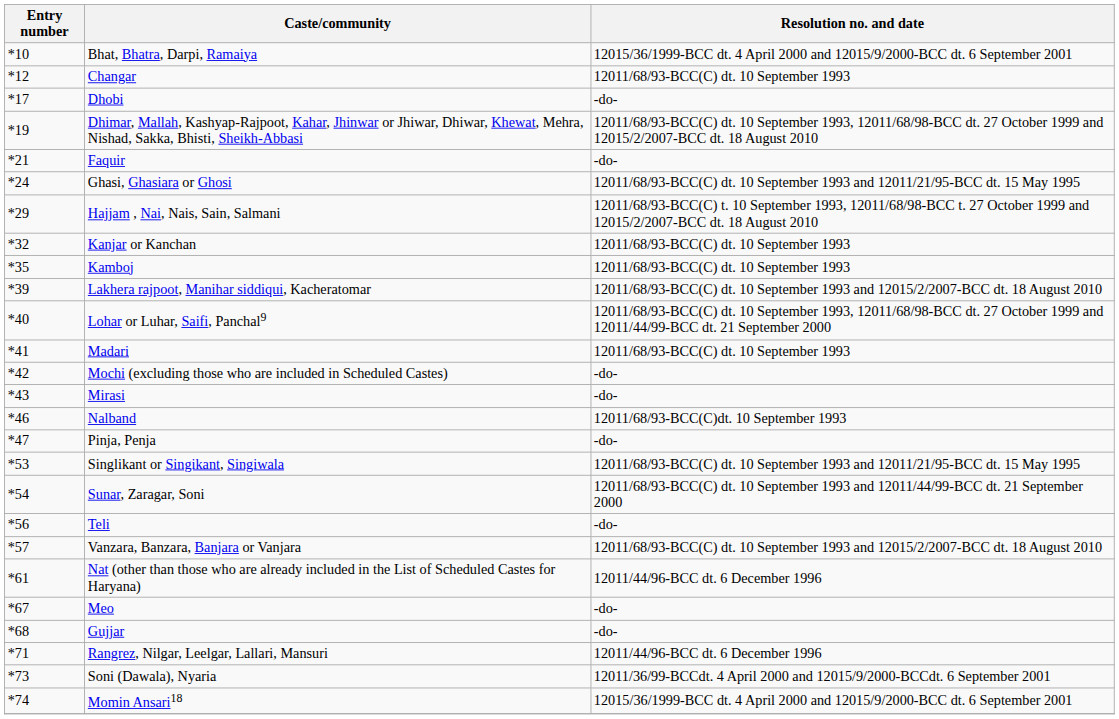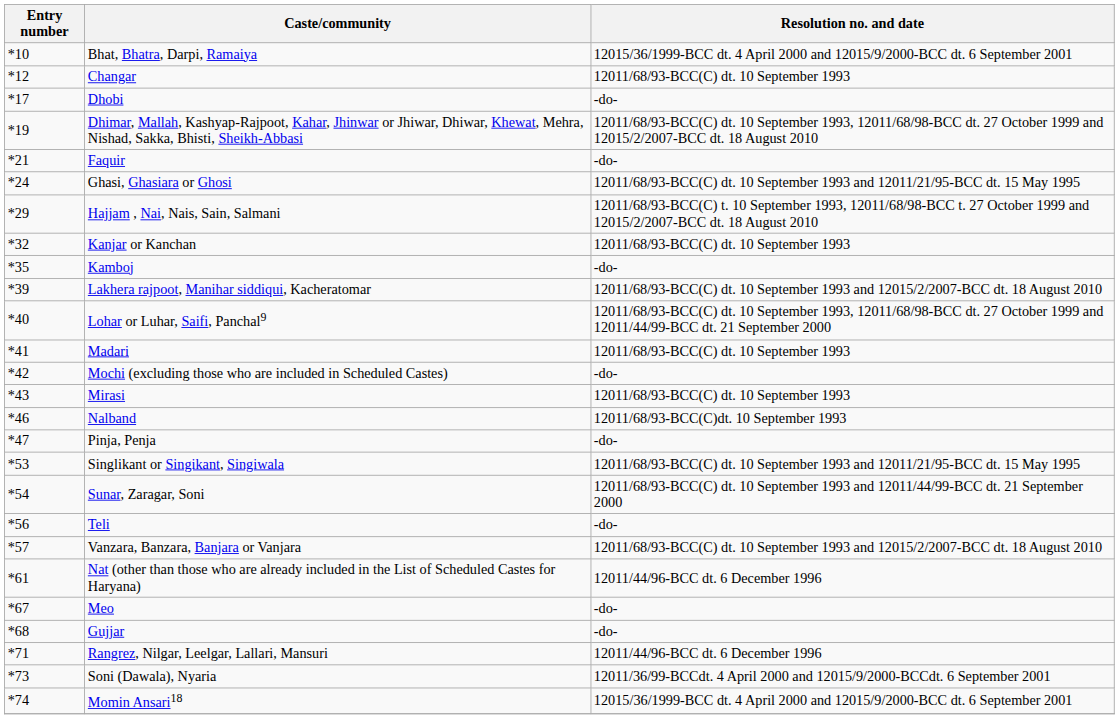(722, 267) 12011/68/93-BCC(C) dt. 10 September 1993 -> (606, 267) -do-
(606, 396) -do- -> (722, 396) 12011/68/93-BCC(C) dt. 10 September 1993
